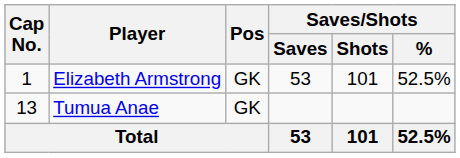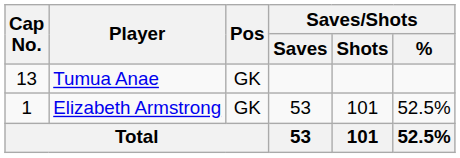rows swapped: (137, 78) <-> (106, 108)
